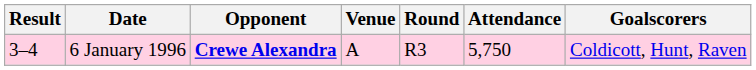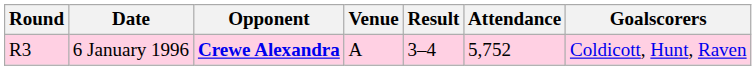columns swapped: (432, 19) <-> (35, 19)
(490, 49) 5,750 -> (490, 49) 5,752
